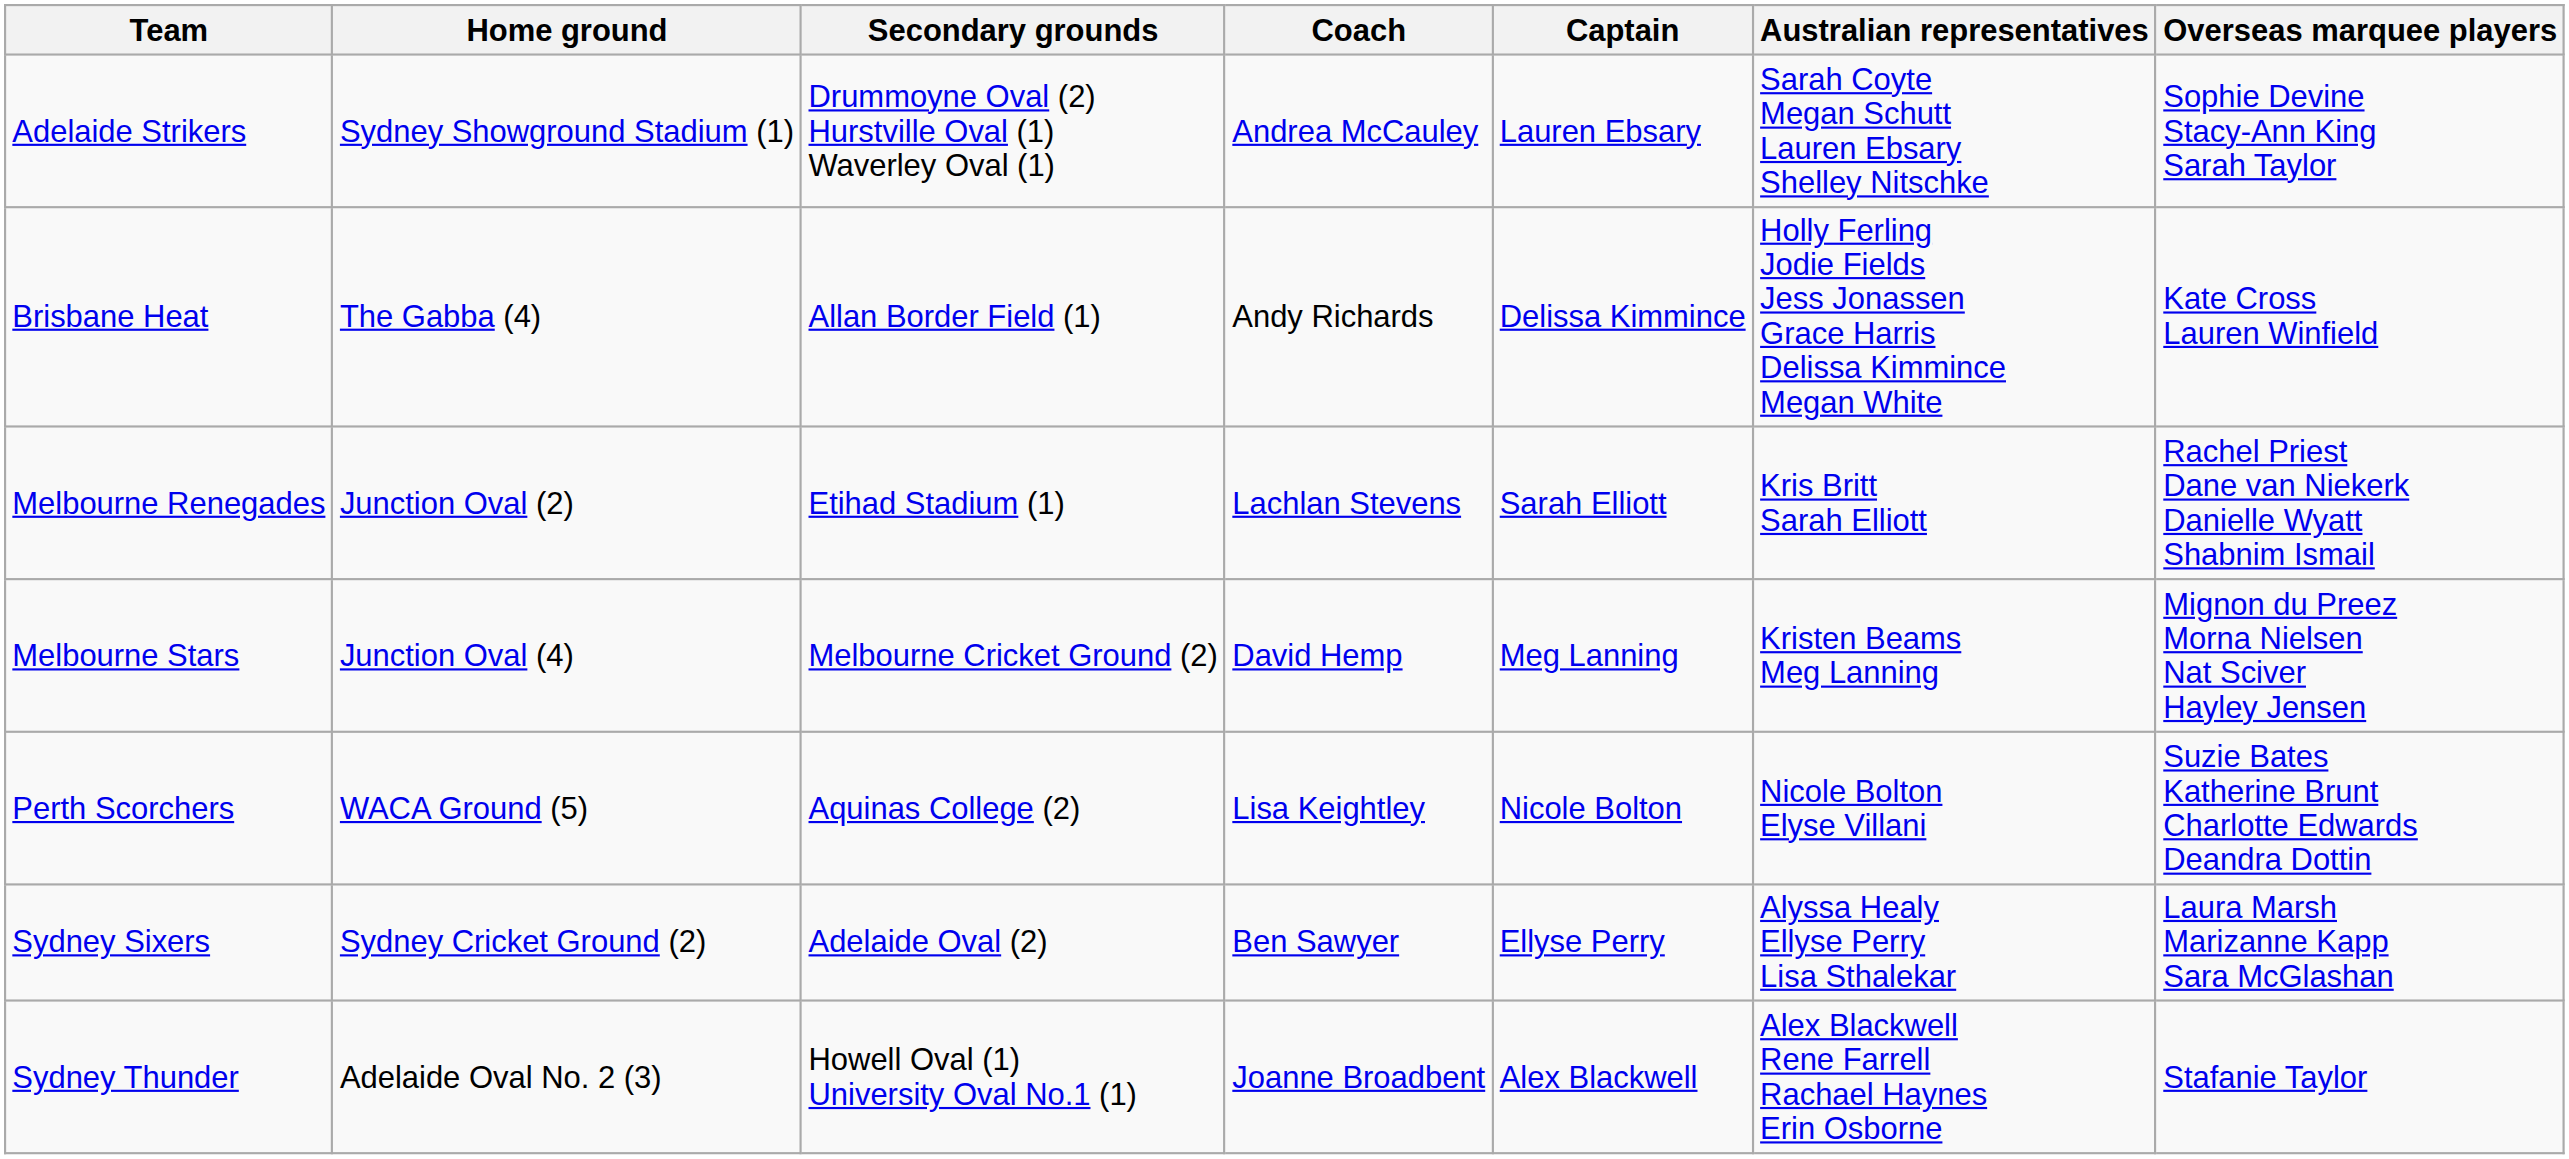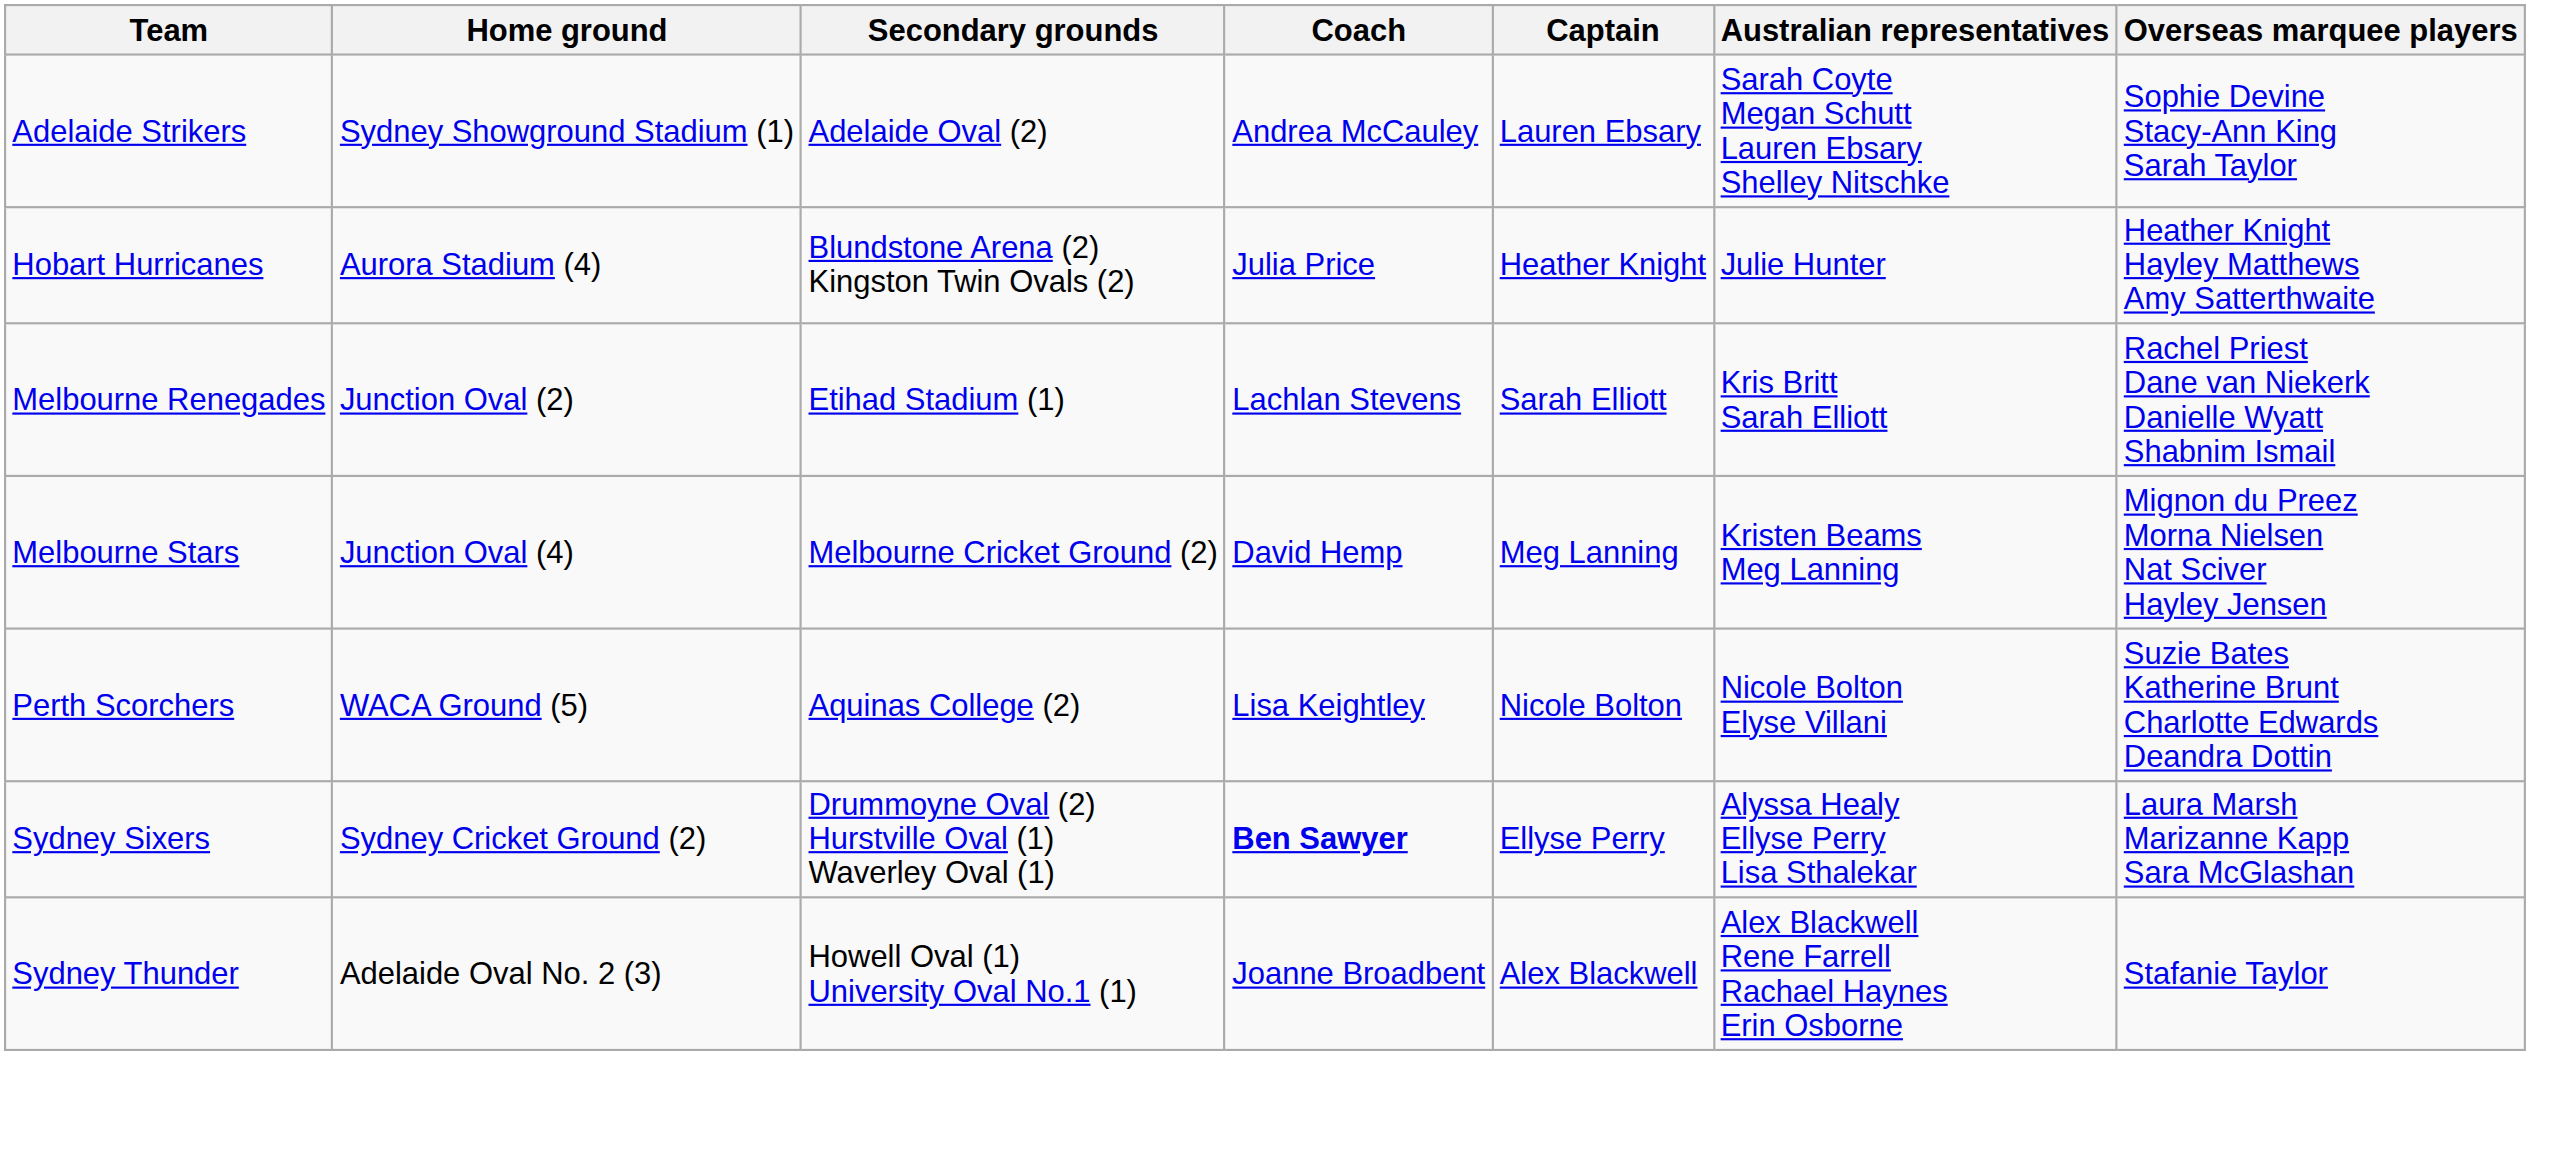(952, 130) Drummoyne Oval (2) Hurstville Oval (1) Waverley Oval (1) -> (928, 130) Adelaide Oval (2)
- row: (110, 317)
+ row: (138, 265)
(928, 943) Adelaide Oval (2) -> (952, 839) Drummoyne Oval (2) Hurstville Oval (1) Waverley Oval (1)
(1316, 943) normal -> (1320, 839) bold
